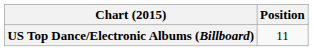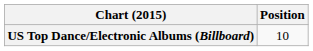(282, 35) 11 -> (282, 35) 10
